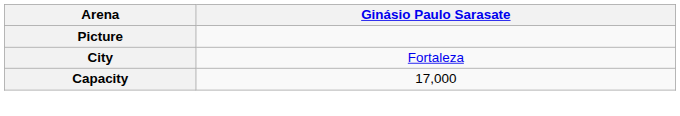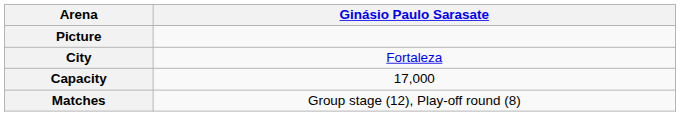+ row: (79, 100)
